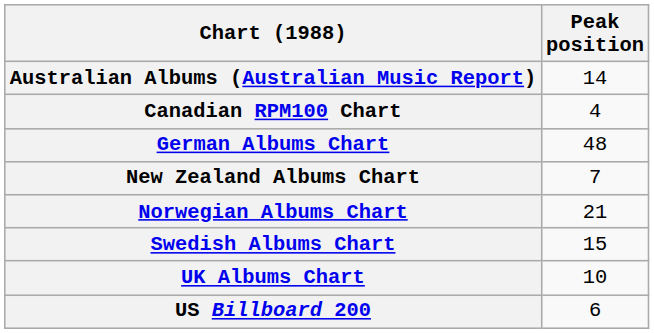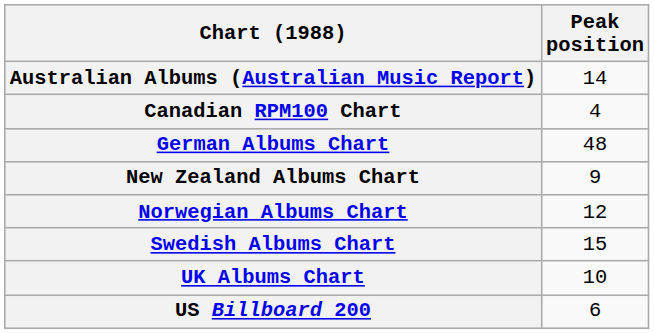(595, 178) 7 -> (595, 178) 9
(595, 211) 21 -> (595, 211) 12
